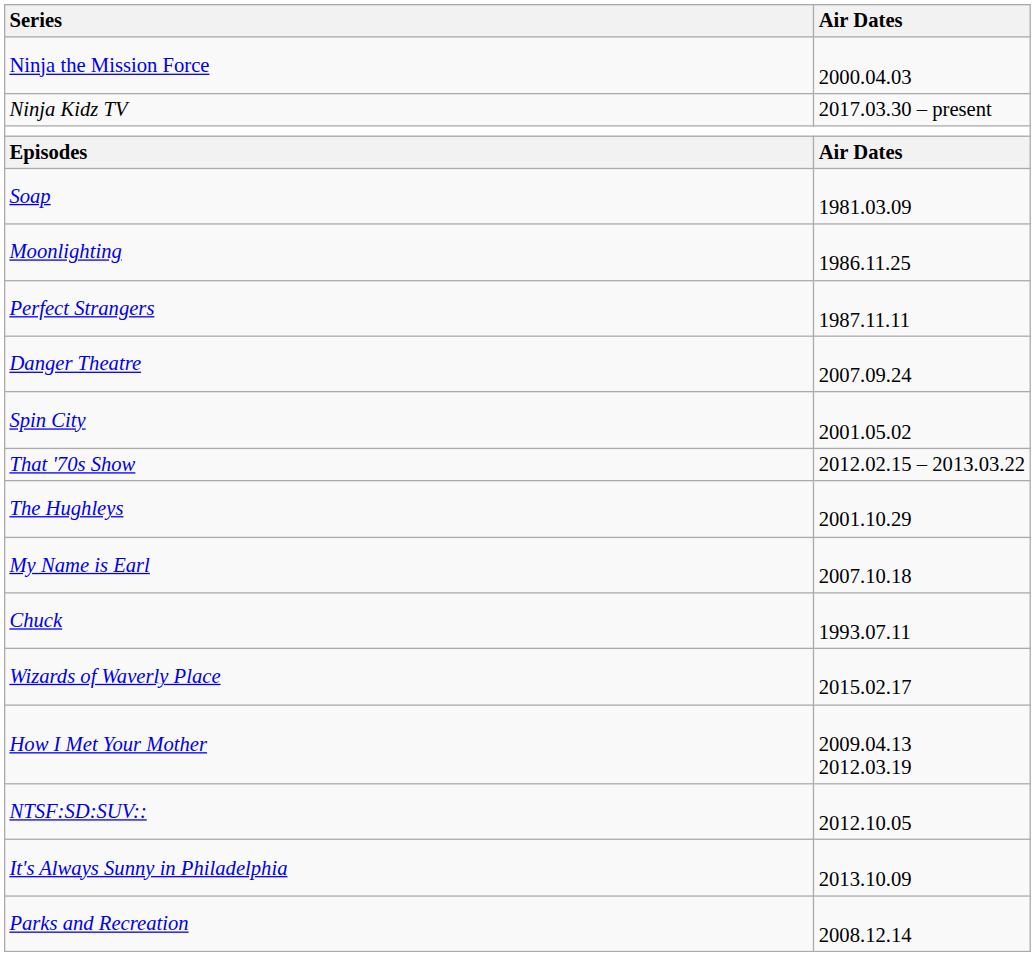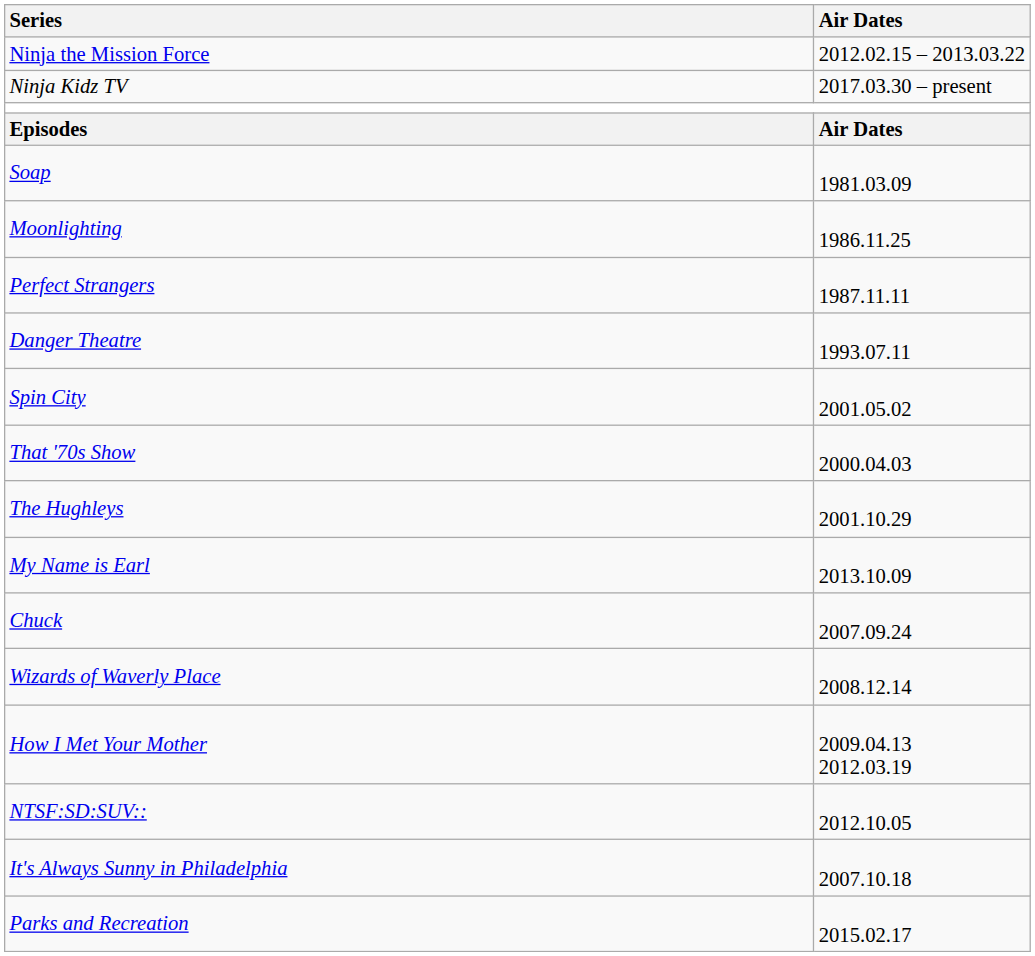(865, 76) 2000.04.03 -> (922, 53) 2012.02.15 – 2013.03.22
(865, 375) 2007.09.24 -> (865, 352) 1993.07.11
(922, 464) 2012.02.15 – 2013.03.22 -> (865, 464) 2000.04.03
(865, 576) 2007.10.18 -> (865, 576) 2013.10.09
(865, 632) 1993.07.11 -> (865, 632) 2007.09.24
(865, 688) 2015.02.17 -> (865, 688) 2008.12.14
(865, 879) 2013.10.09 -> (865, 879) 2007.10.18
(865, 935) 2008.12.14 -> (865, 935) 2015.02.17
